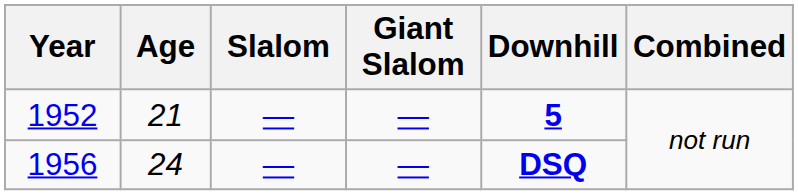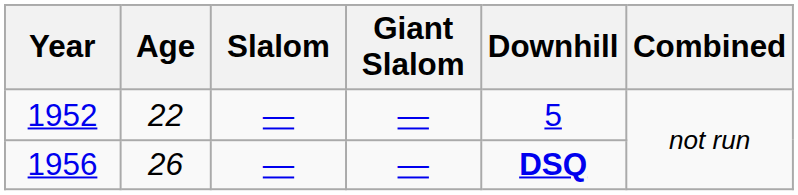(166, 114) 21 -> (166, 114) 22
(553, 114) bold -> (553, 114) normal
(166, 164) 24 -> (166, 164) 26
